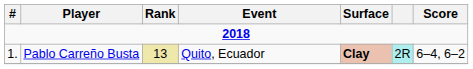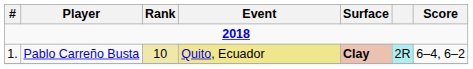(160, 53) 13 -> (160, 53) 10
(223, 53) no background -> (223, 53) khaki background
